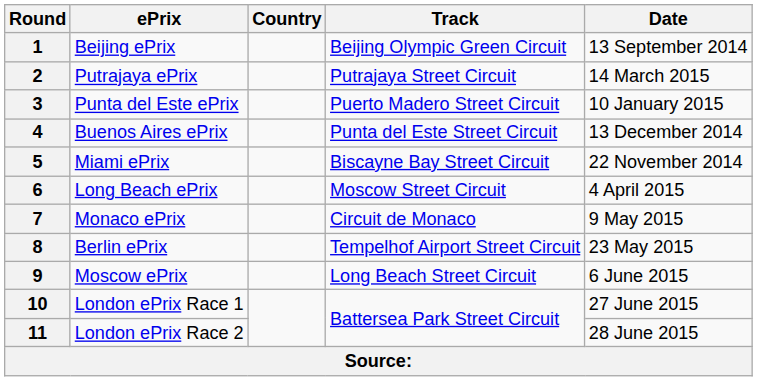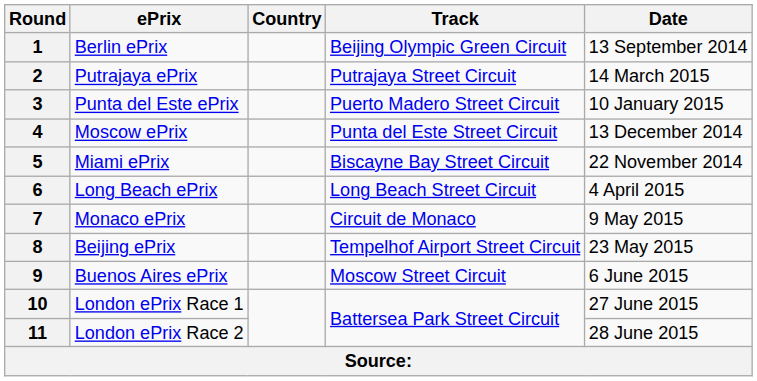(125, 47) Beijing ePrix -> (121, 47) Berlin ePrix
(151, 133) Buenos Aires ePrix -> (131, 133) Moscow ePrix
(418, 190) Moscow Street Circuit -> (433, 190) Long Beach Street Circuit
(121, 247) Berlin ePrix -> (125, 247) Beijing ePrix
(131, 275) Moscow ePrix -> (151, 275) Buenos Aires ePrix
(433, 275) Long Beach Street Circuit -> (418, 275) Moscow Street Circuit
